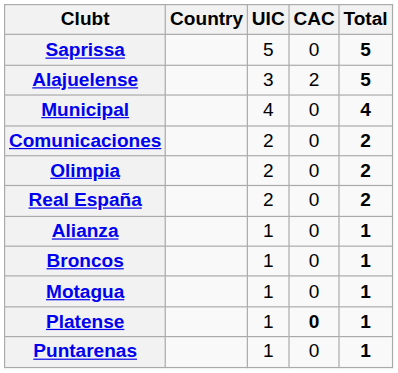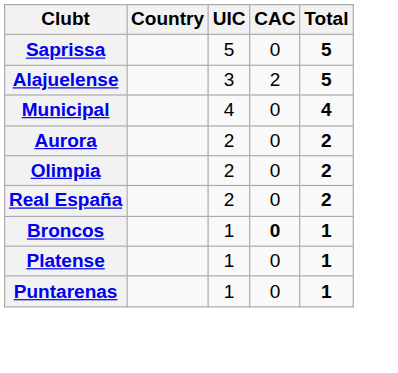+ row: (66, 140)
- row: (85, 140)
- row: (85, 230)
(314, 261) normal -> (275, 230) bold
- row: (85, 291)
(314, 321) bold -> (275, 261) normal
